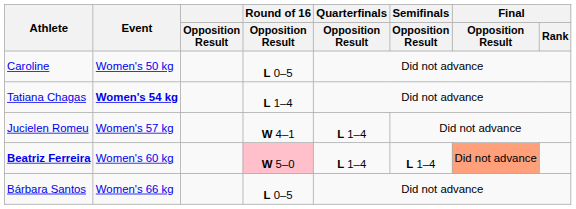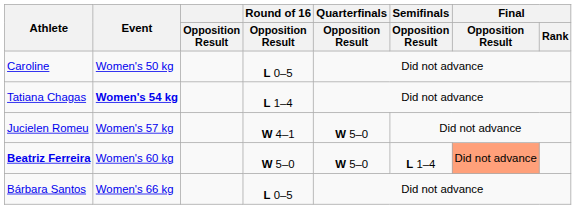(352, 134) L 1–4 -> (352, 134) W 5–0
(278, 165) pink background -> (278, 165) no background
(352, 165) L 1–4 -> (352, 165) W 5–0
